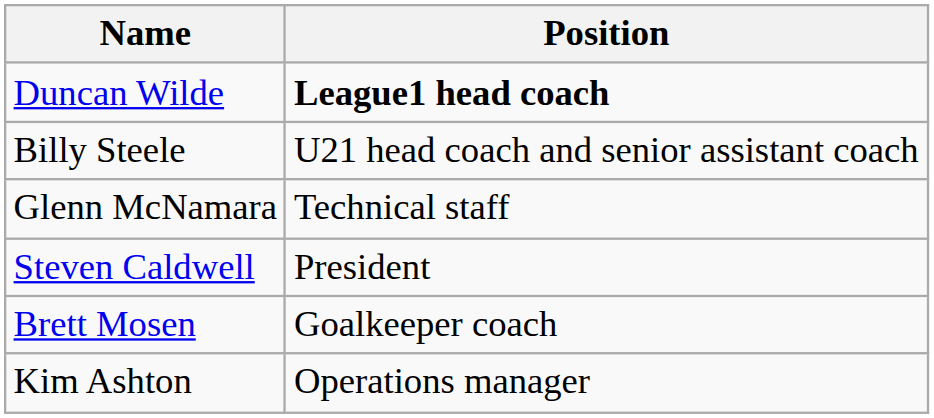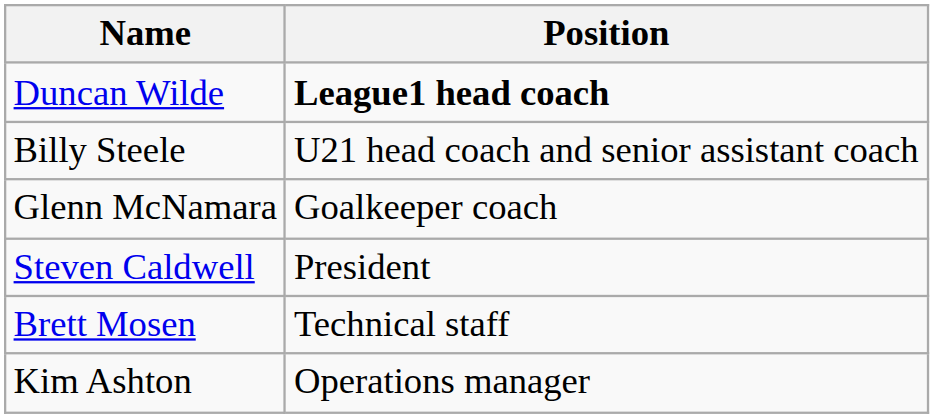(402, 207) Technical staff -> (426, 207) Goalkeeper coach
(426, 324) Goalkeeper coach -> (402, 324) Technical staff
